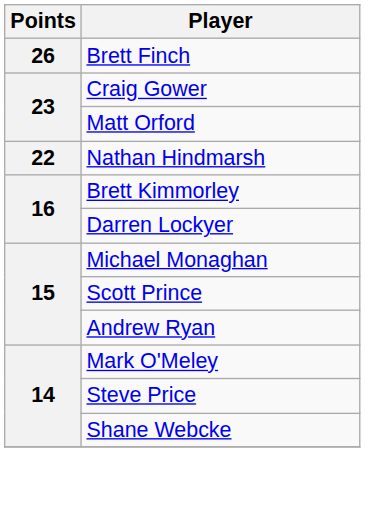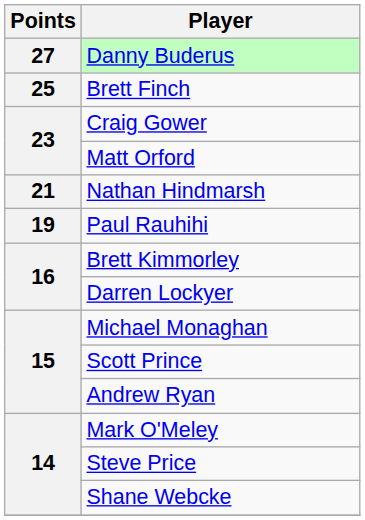+ row: (160, 55)
(43, 55) 26 -> (43, 89) 25
(43, 157) 22 -> (43, 191) 21
+ row: (147, 225)
